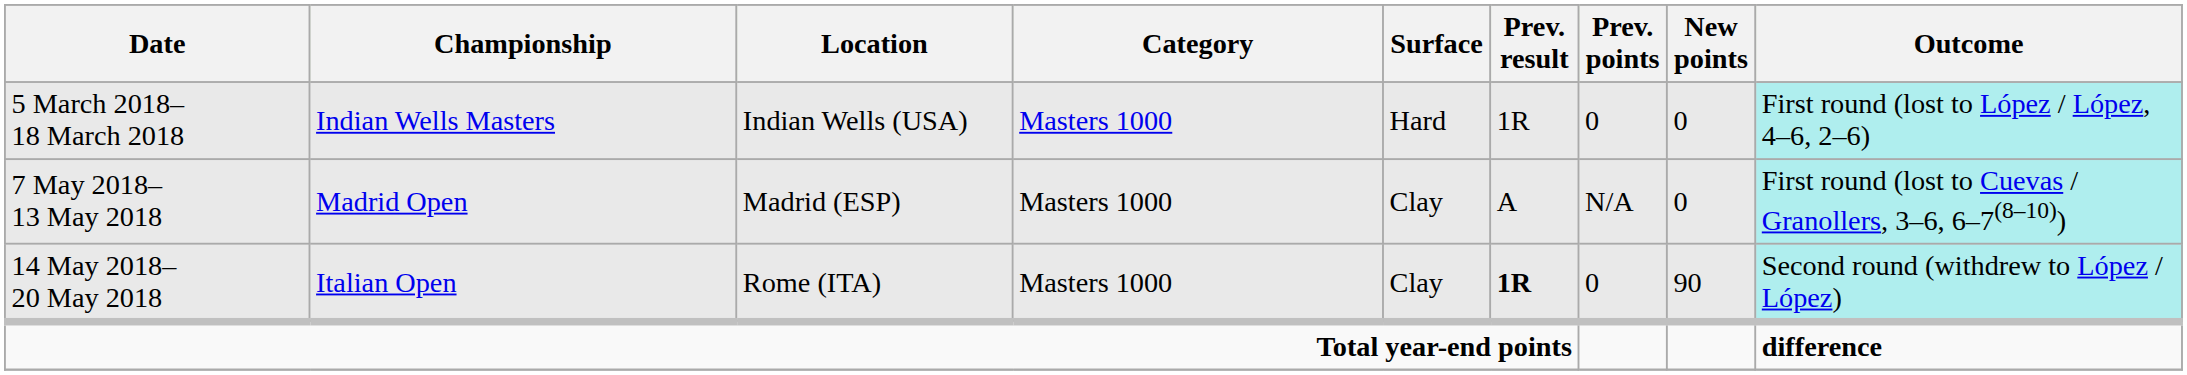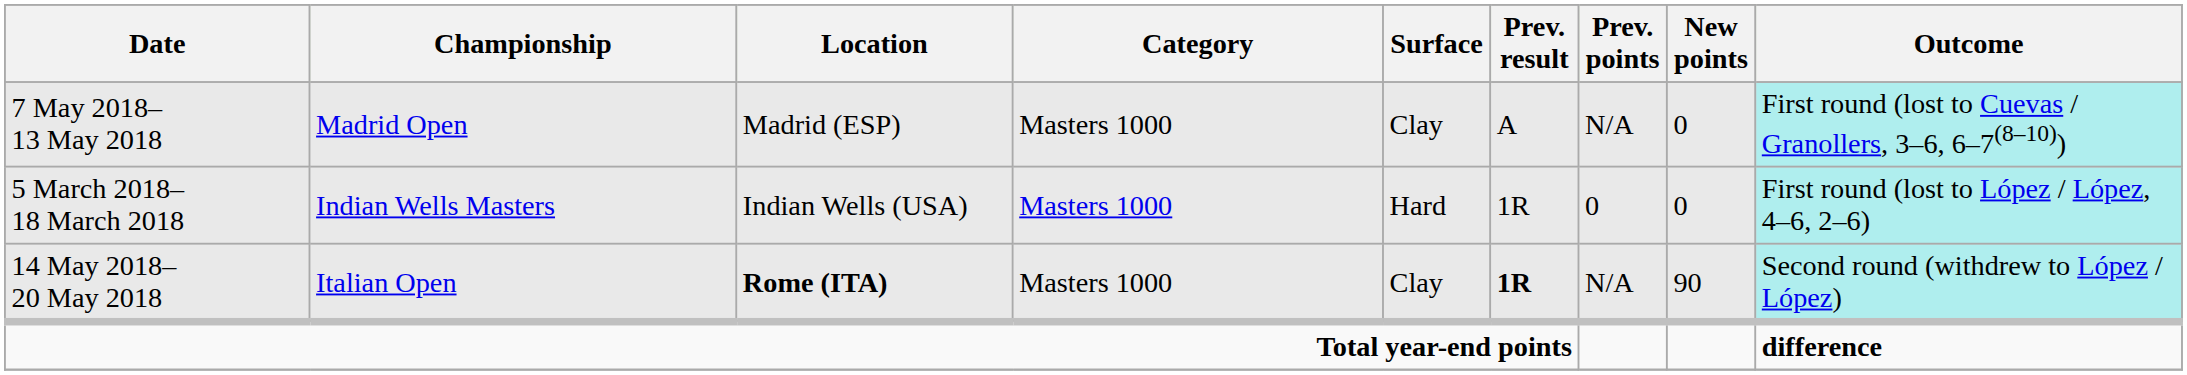rows swapped: (98, 120) <-> (87, 200)
(812, 281) normal -> (815, 281) bold
(1592, 281) 0 -> (1609, 281) N/A
